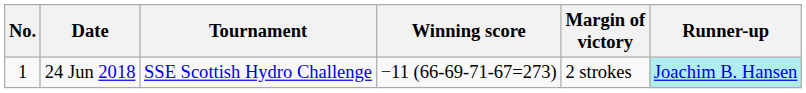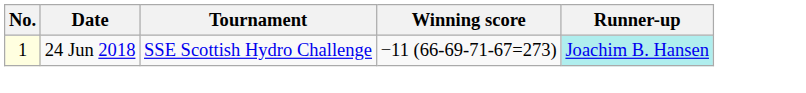- column: (605, 30)
(23, 72) no background -> (23, 50) lightyellow background
